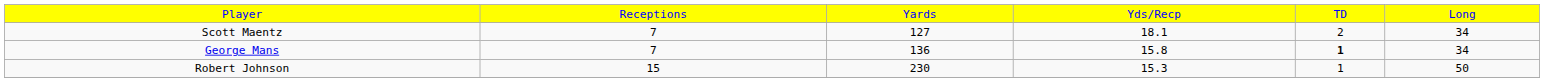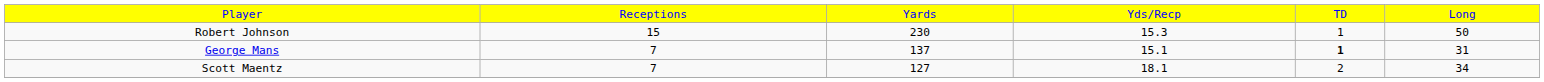rows swapped: (242, 68) <-> (242, 32)
(920, 50) 136 -> (920, 50) 137
(1154, 50) 15.8 -> (1154, 50) 15.1
(1462, 50) 34 -> (1462, 50) 31
